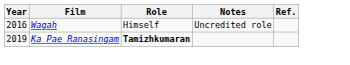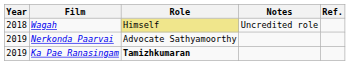(17, 25) 2016 -> (17, 25) 2018
(141, 25) no background -> (141, 25) khaki background
+ row: (72, 39)
